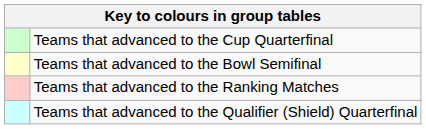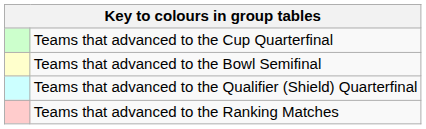rows swapped: (226, 111) <-> (186, 87)
